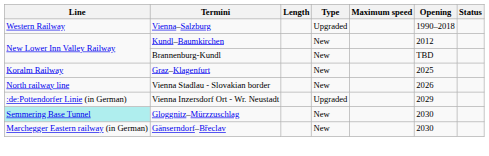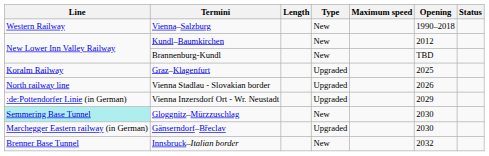(330, 26) Upgraded -> (322, 26) New
(322, 70) New -> (330, 70) Upgraded
(322, 85) New -> (330, 85) Upgraded
(322, 128) New -> (330, 128) Upgraded
+ row: (195, 143)
